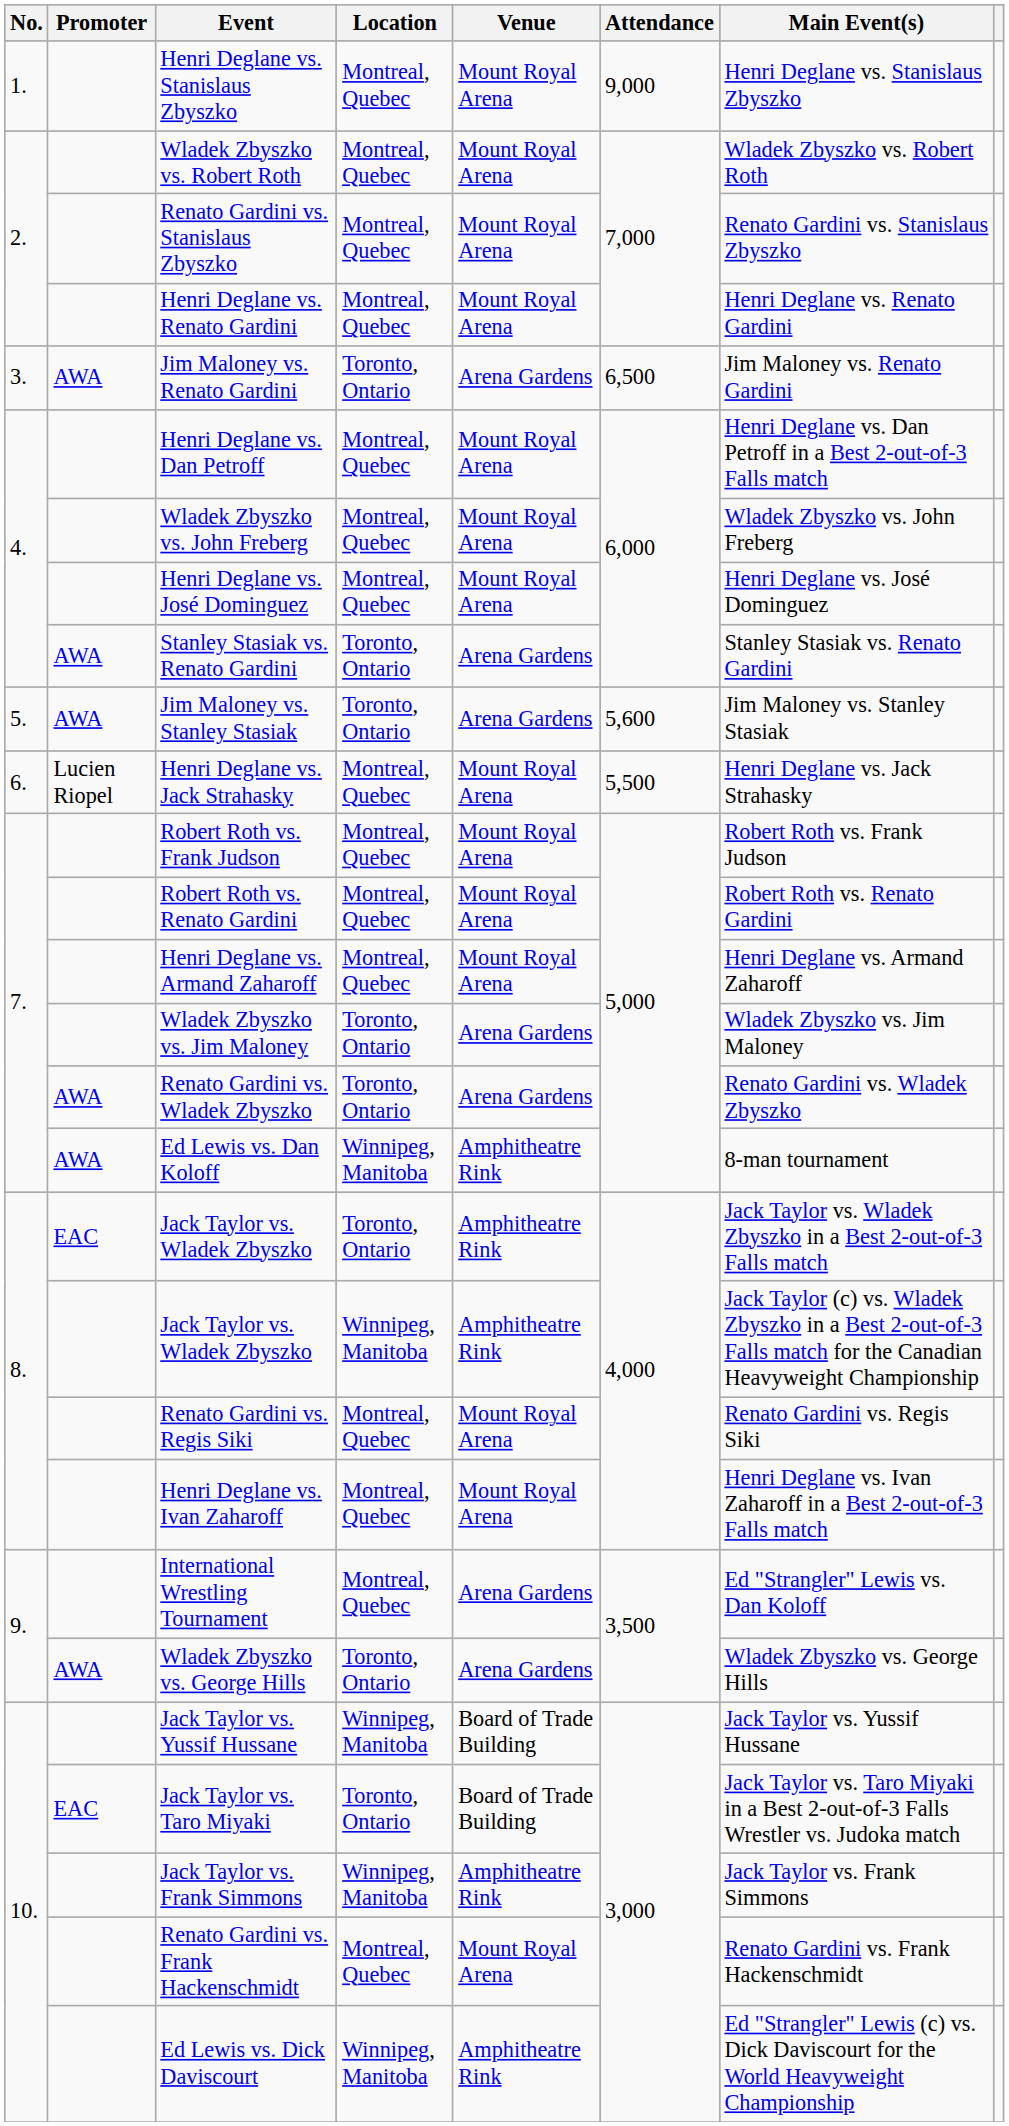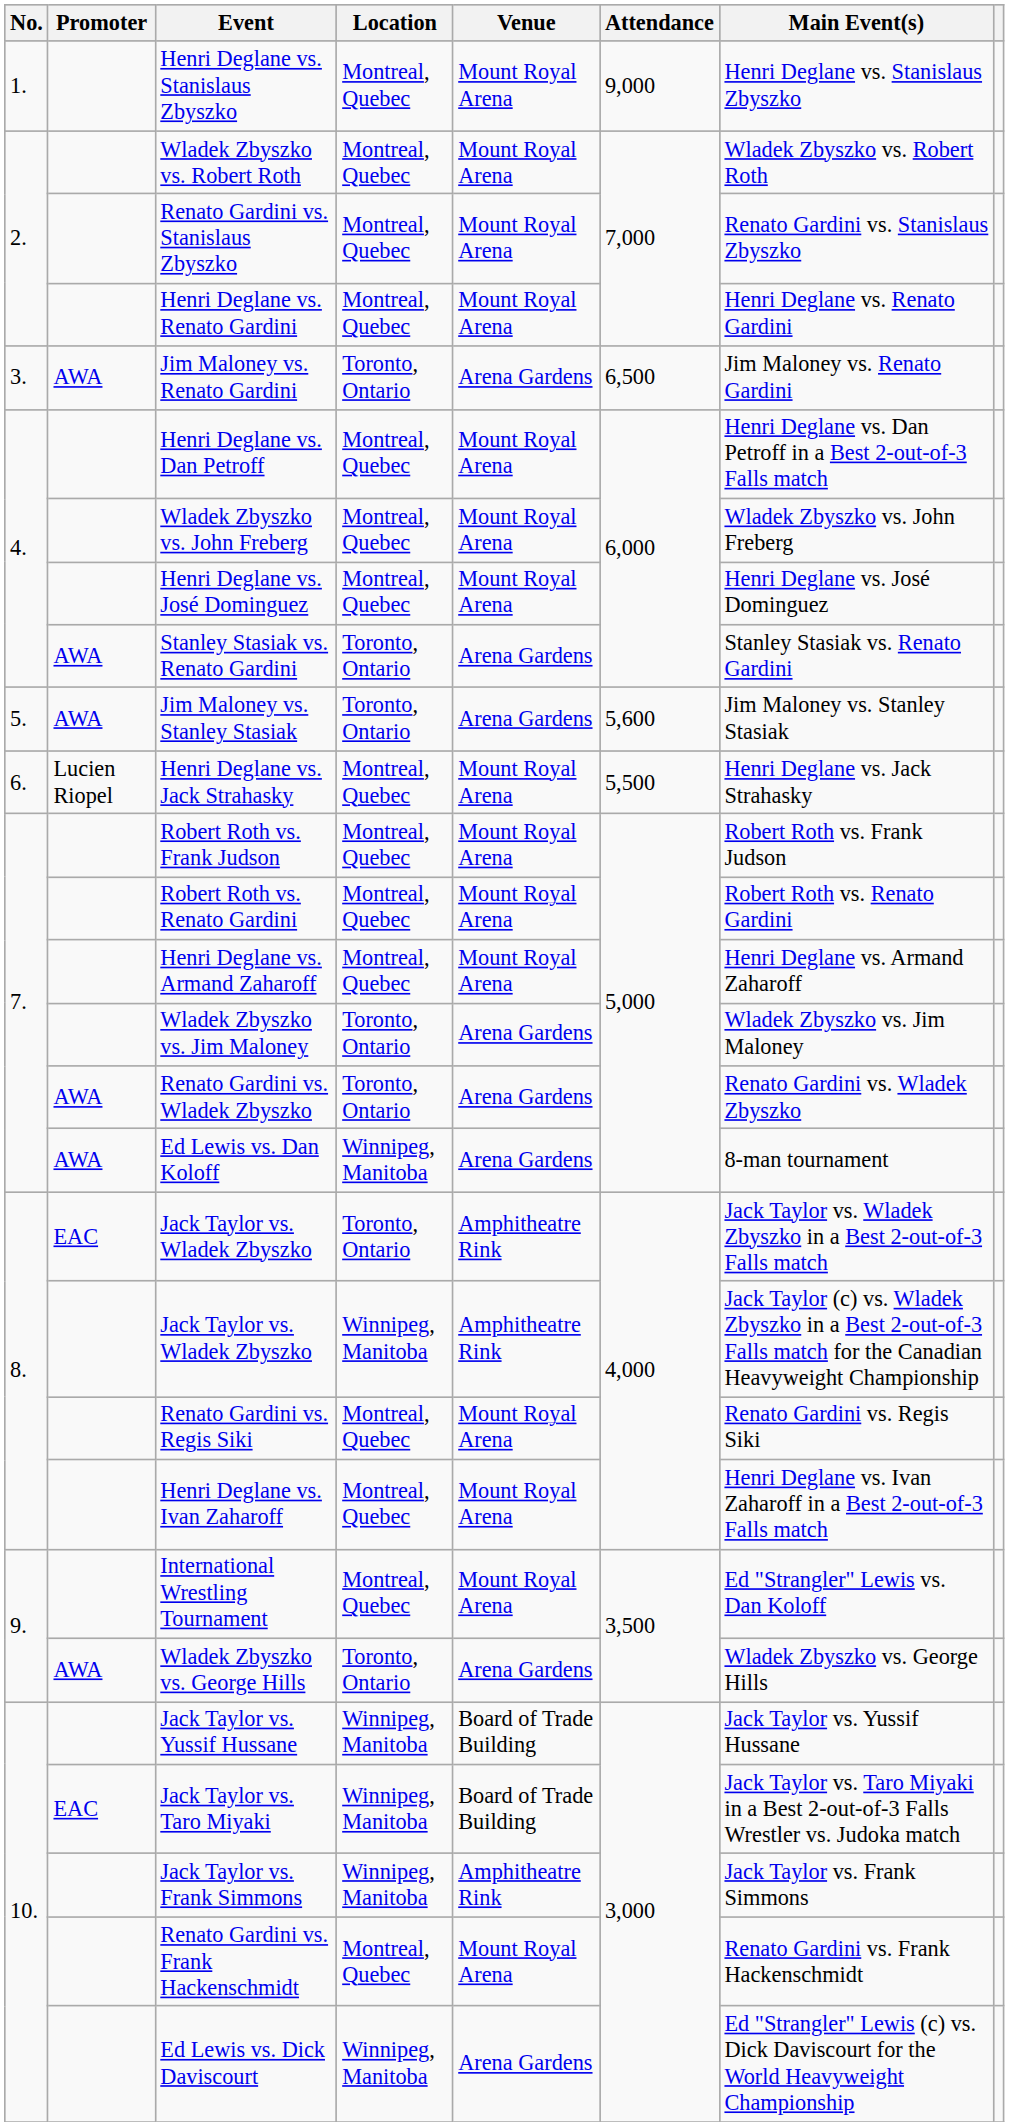(519, 1159) Amphitheatre Rink -> (525, 1159) Arena Gardens
(525, 1592) Arena Gardens -> (517, 1592) Mount Royal Arena
(380, 1808) Toronto, Ontario -> (388, 1808) Winnipeg, Manitoba
(519, 2063) Amphitheatre Rink -> (525, 2063) Arena Gardens
